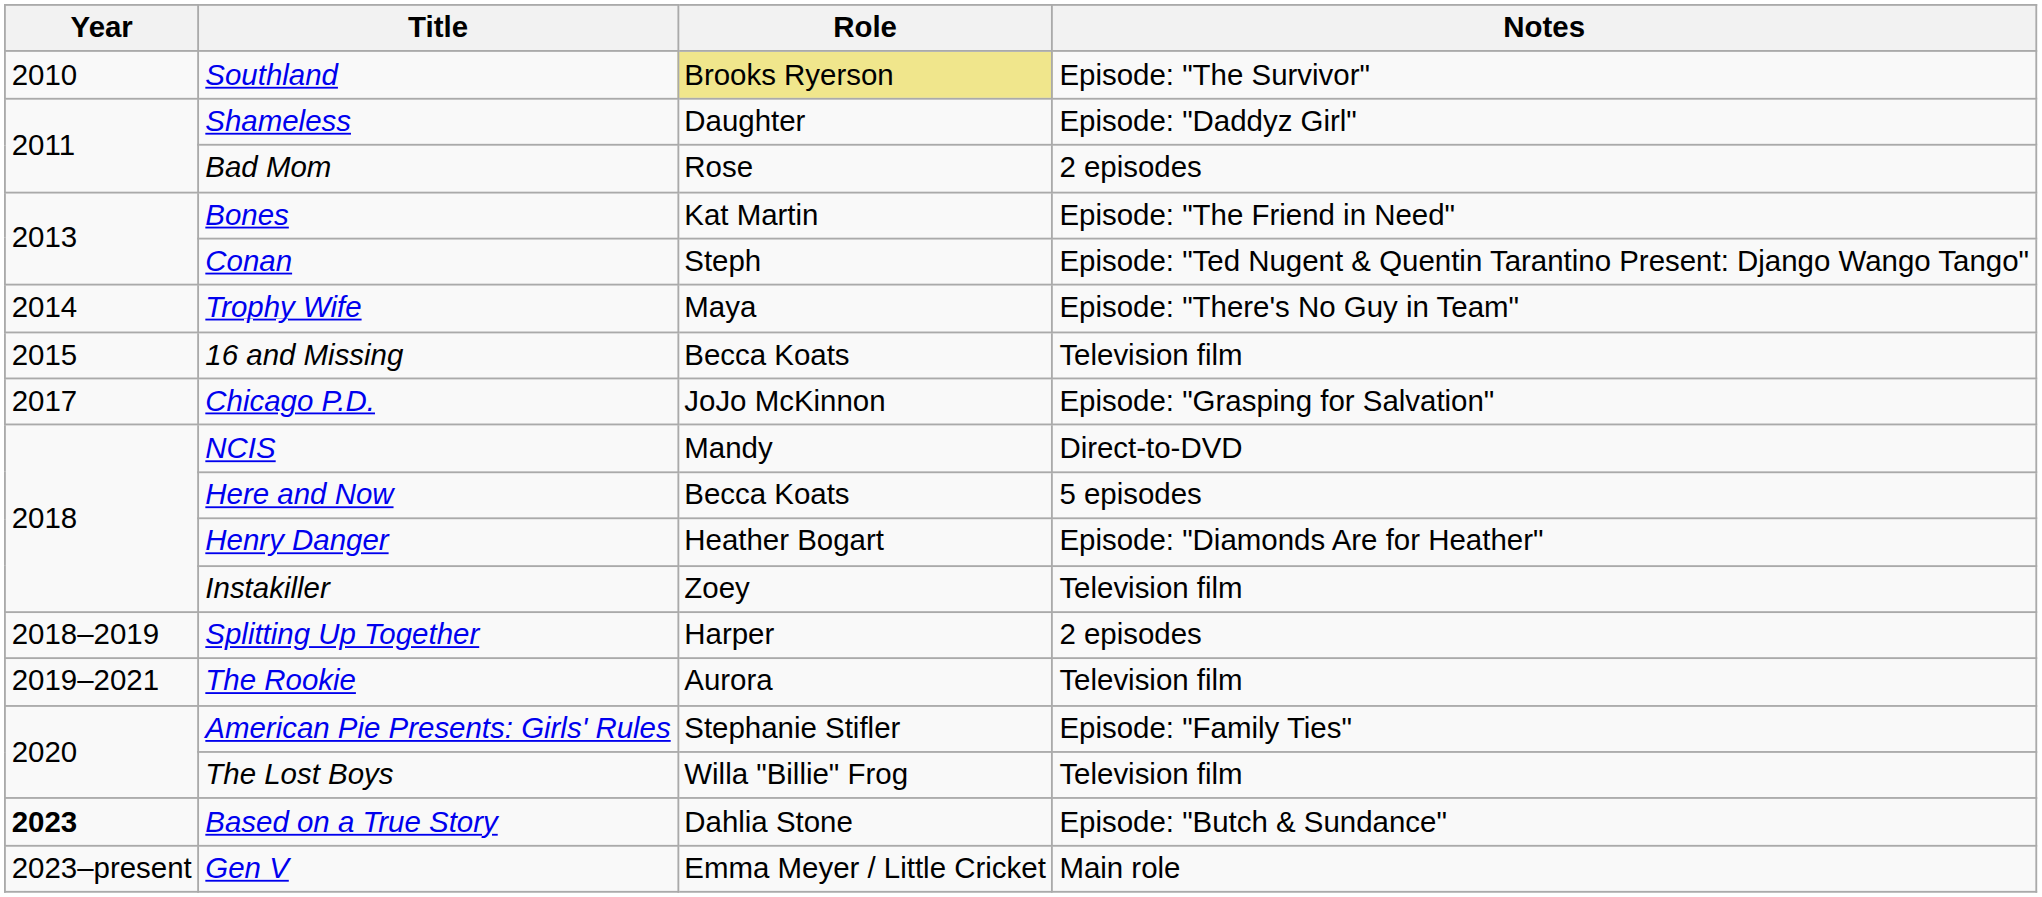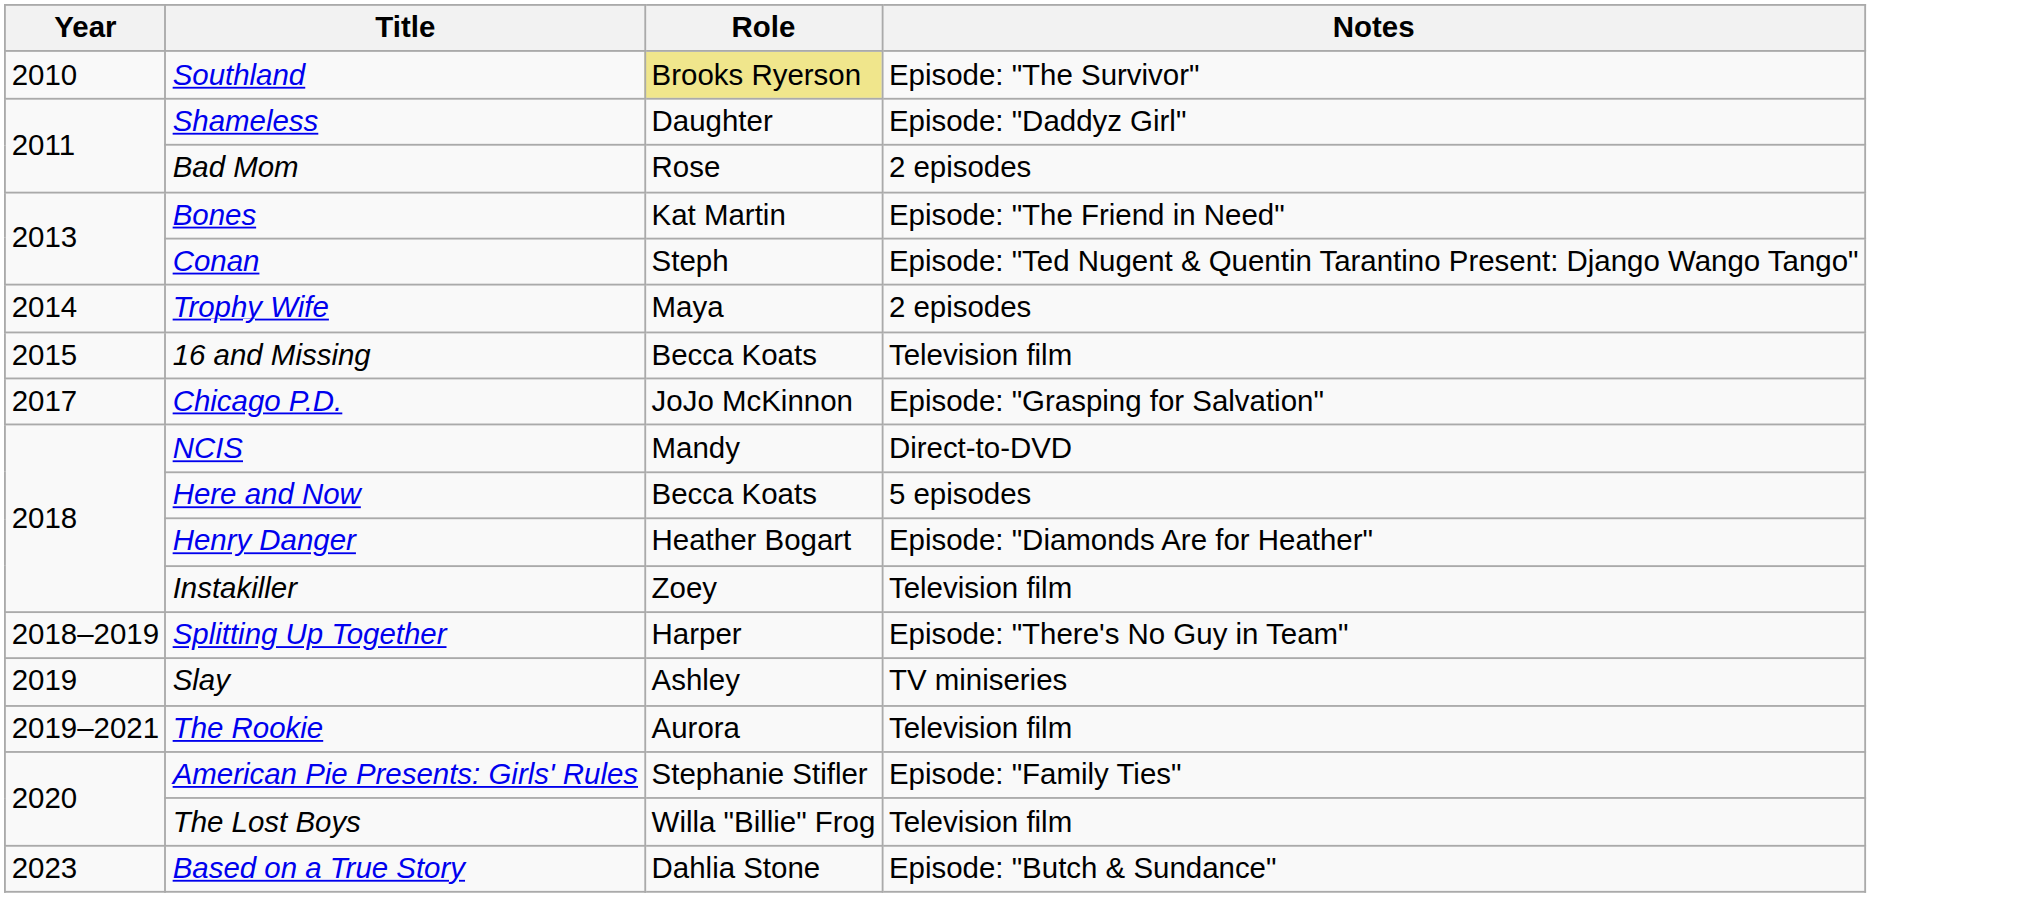(1289, 307) Episode: "There's No Guy in Team" -> (960, 307) 2 episodes
(1131, 634) 2 episodes -> (1119, 634) Episode: "There's No Guy in Team"
+ row: (201, 681)
(44, 821) bold -> (44, 868) normal
- row: (247, 868)
